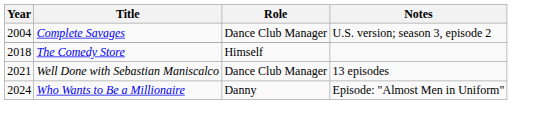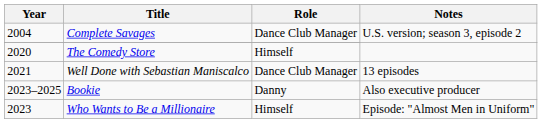(19, 52) 2018 -> (19, 52) 2020
+ row: (83, 90)
(19, 90) 2024 -> (19, 109) 2023
(240, 90) Danny -> (274, 109) Himself
